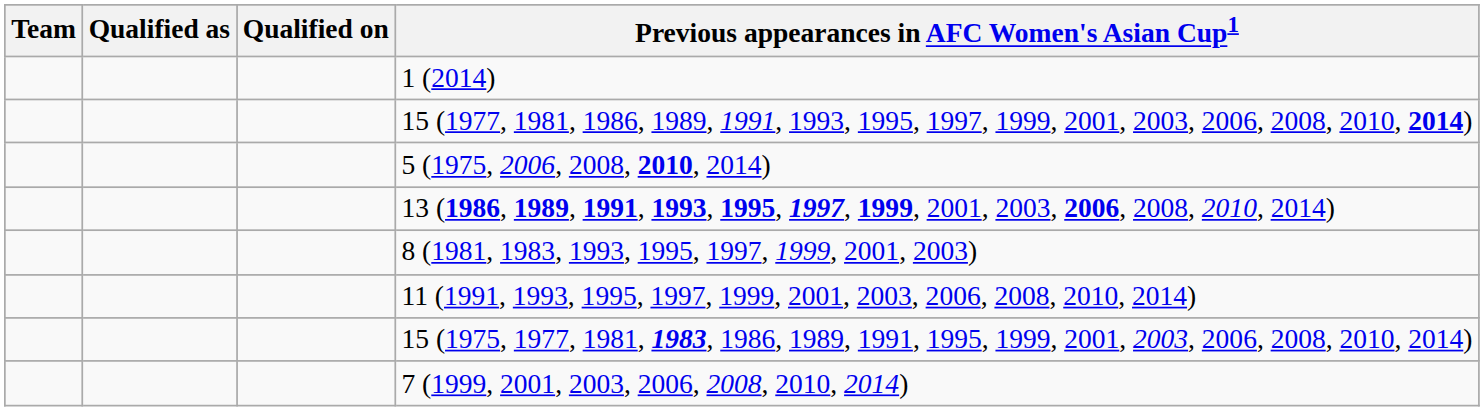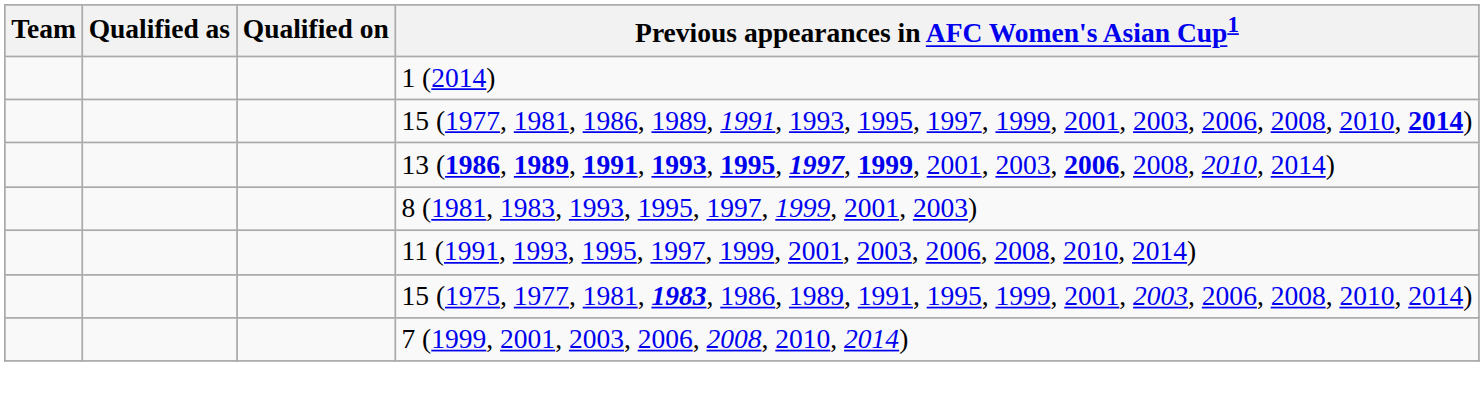- row: (586, 164)
